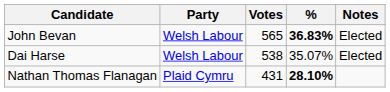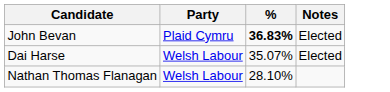- column: (266, 14)
(203, 35) Welsh Labour -> (198, 35) Plaid Cymru
(198, 76) Plaid Cymru -> (203, 76) Welsh Labour
(311, 76) bold -> (271, 76) normal
